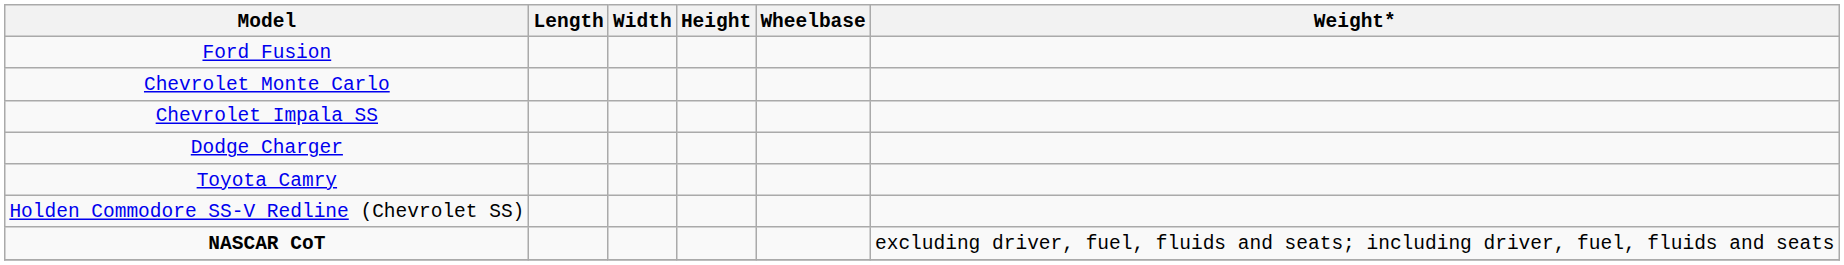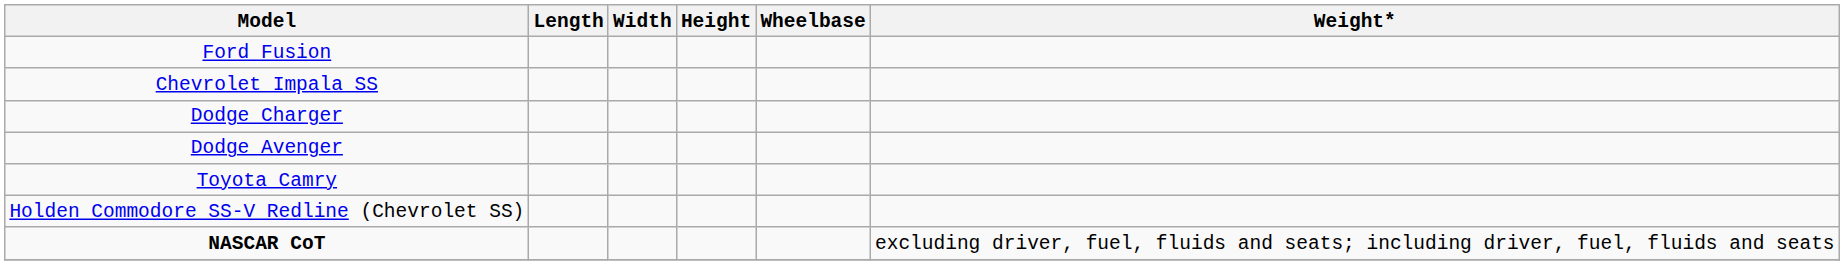- row: (267, 84)
+ row: (267, 148)
